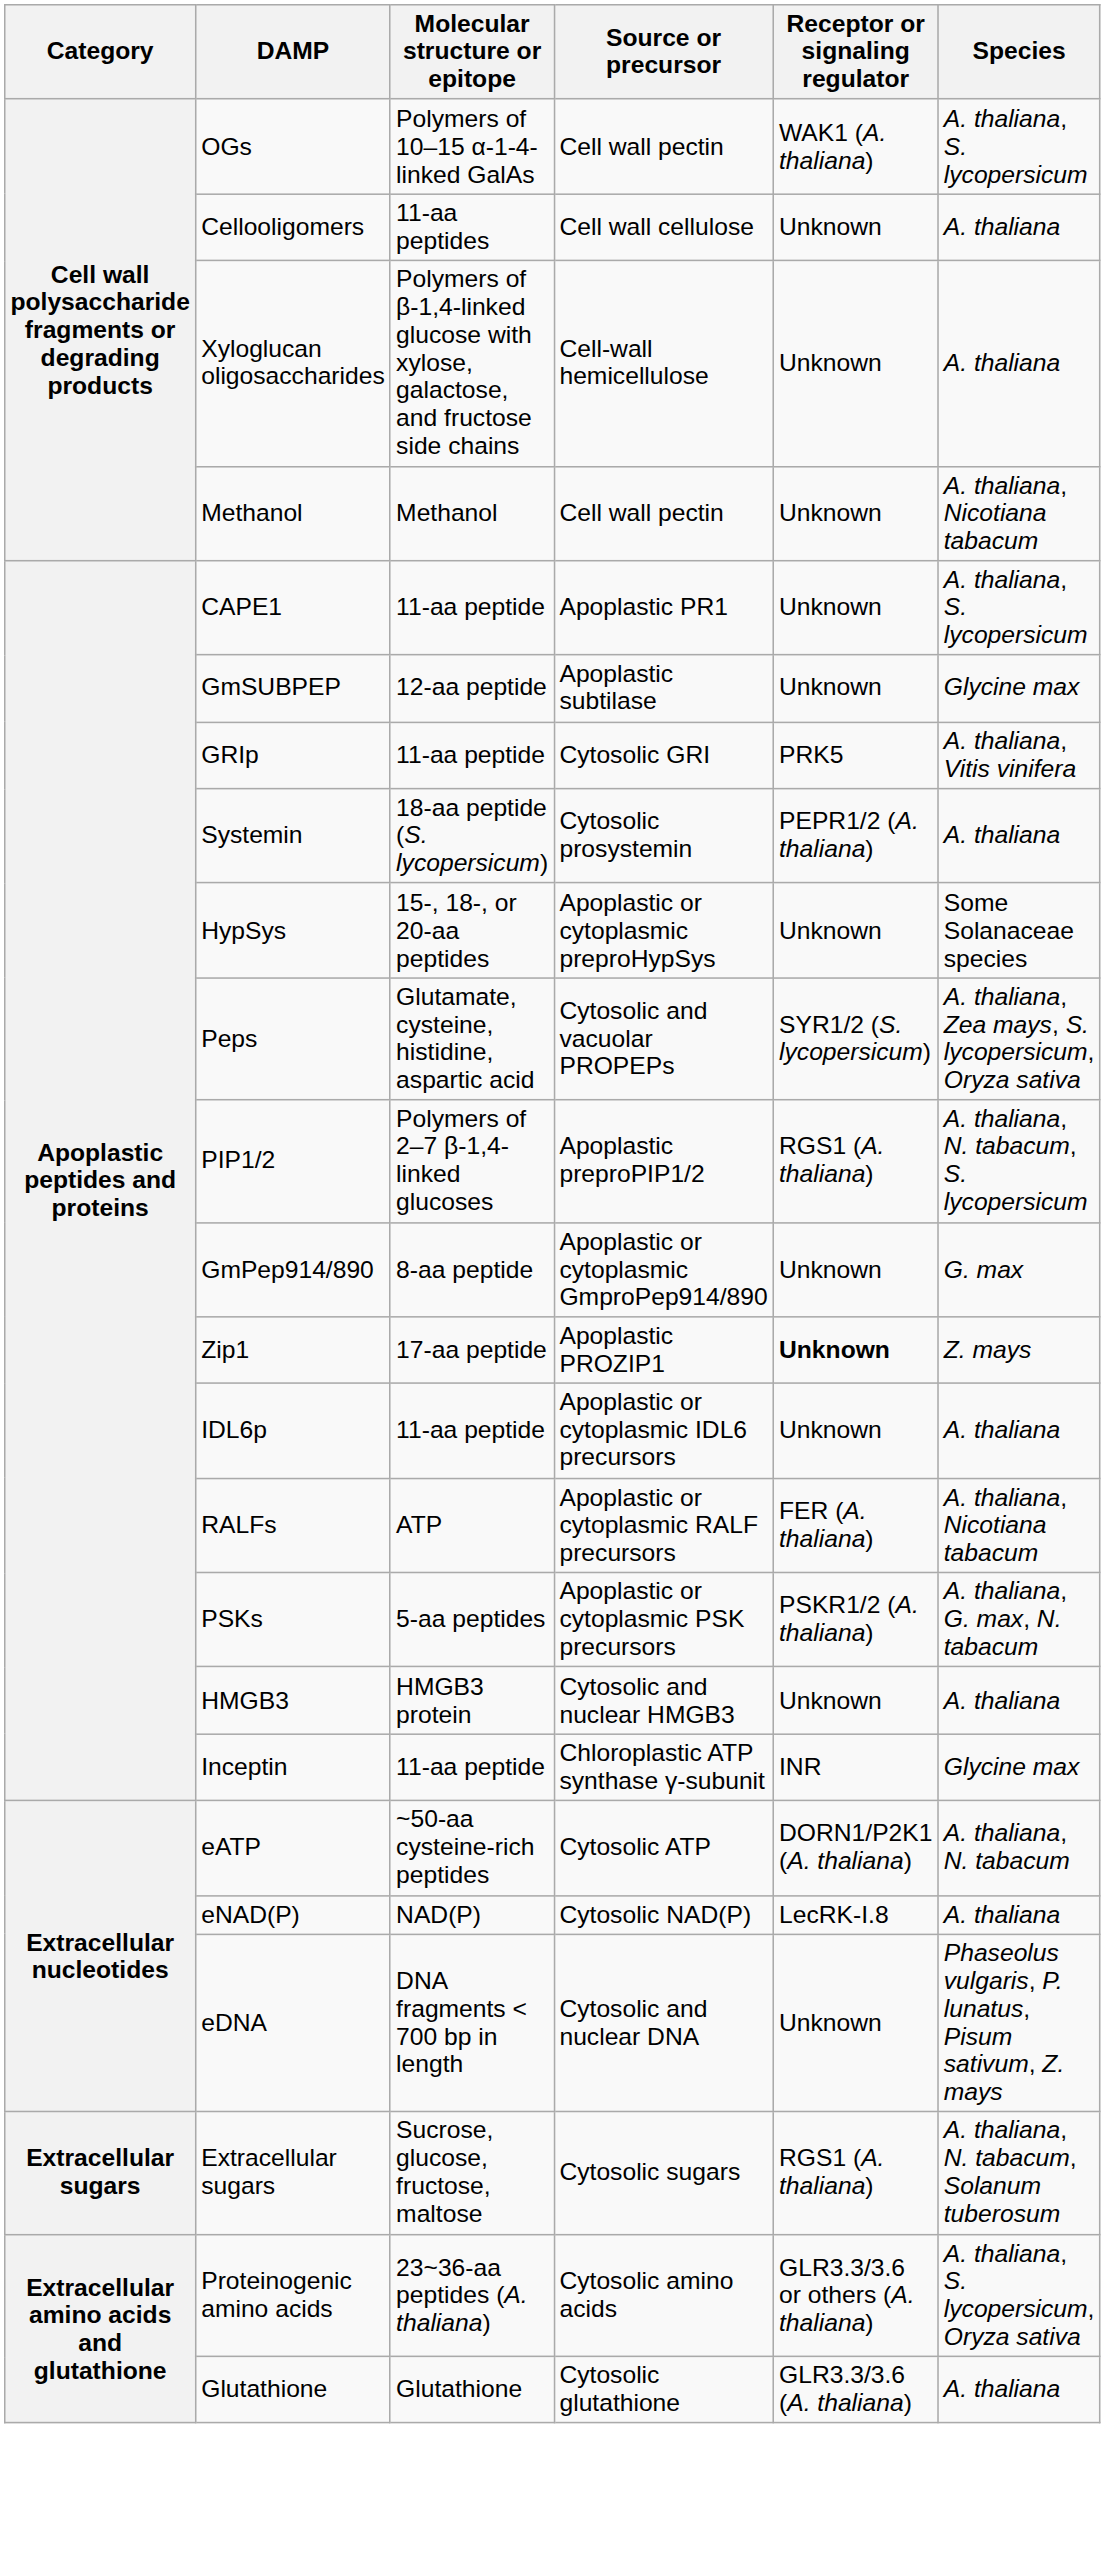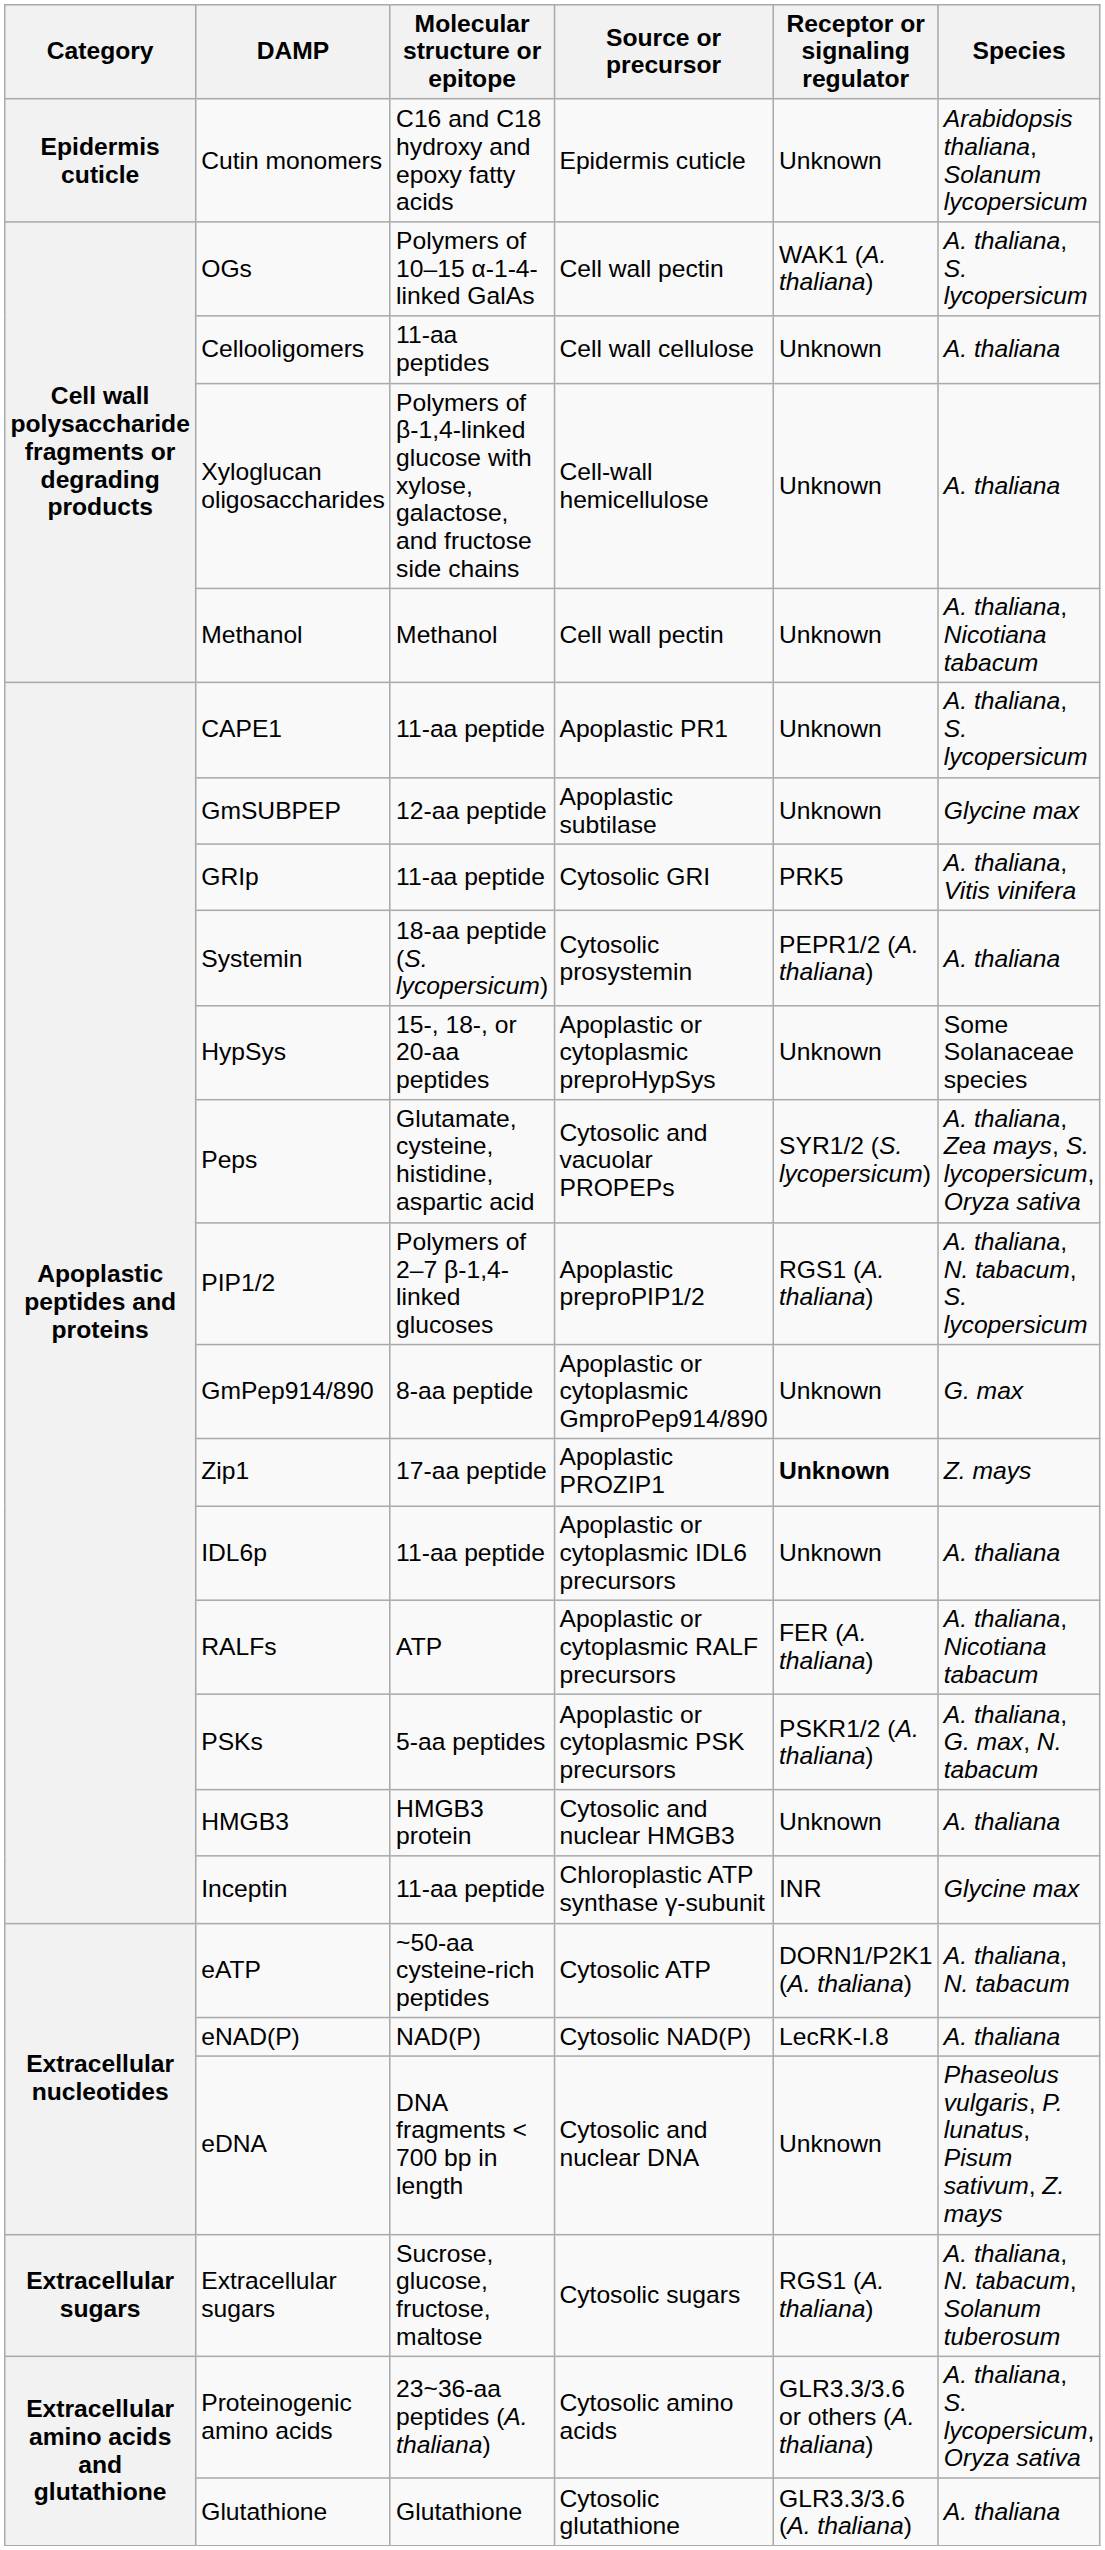+ row: (292, 160)
